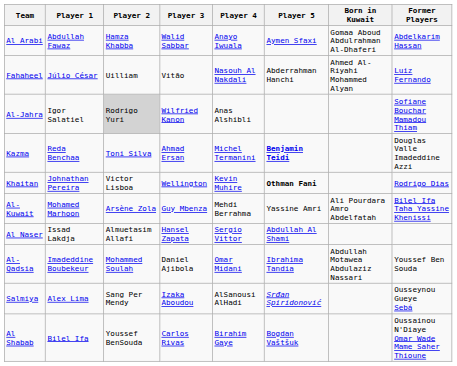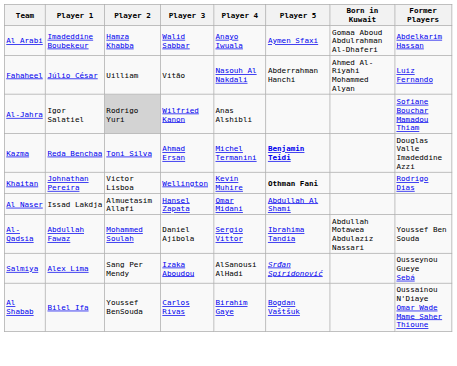(66, 41) Abdullah Fawaz -> (70, 41) Imadeddine Boubekeur
- row: (20, 209)
(228, 234) Sergio Vittor -> (229, 204) Omar Midani
(70, 265) Imadeddine Boubekeur -> (66, 234) Abdullah Fawaz
(228, 265) Omar Midani -> (229, 234) Sergio Vittor
